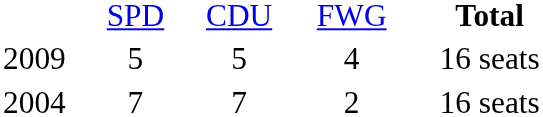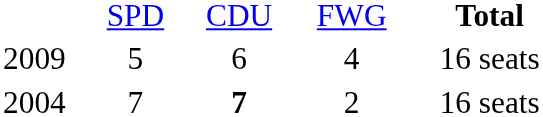(239, 59) 5 -> (239, 59) 6
(239, 102) normal -> (239, 102) bold
